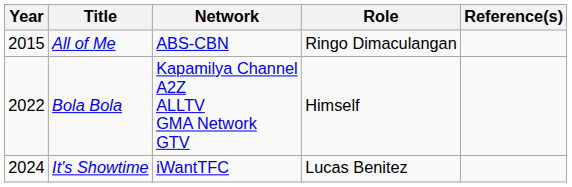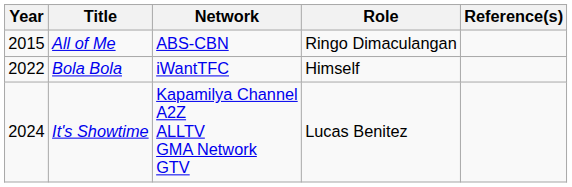(227, 105) Kapamilya Channel A2Z ALLTV GMA Network GTV -> (193, 69) iWantTFC
(193, 168) iWantTFC -> (227, 131) Kapamilya Channel A2Z ALLTV GMA Network GTV
